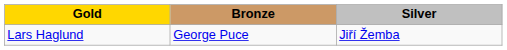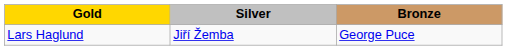columns swapped: (419, 14) <-> (253, 14)
